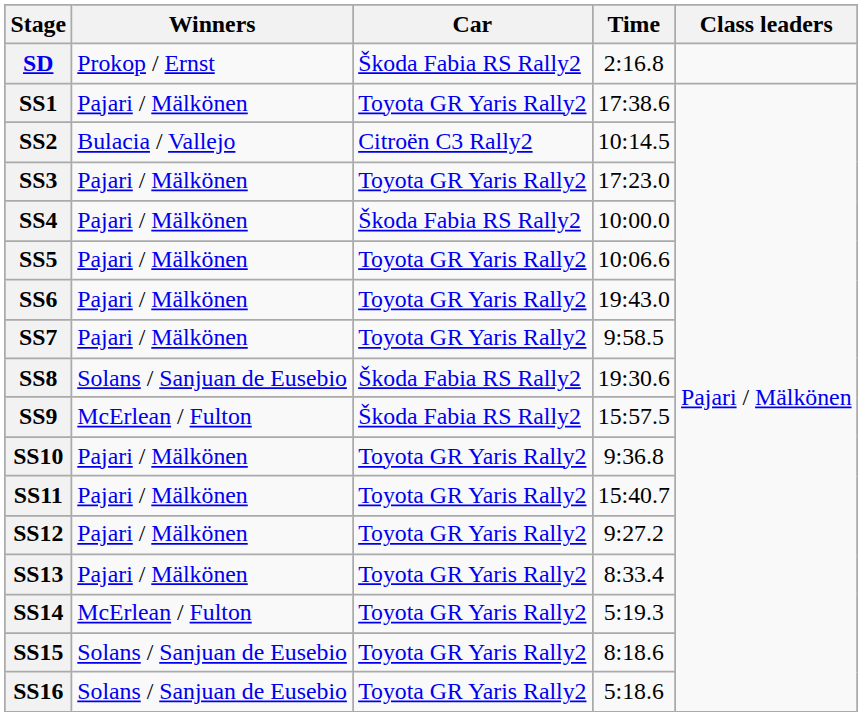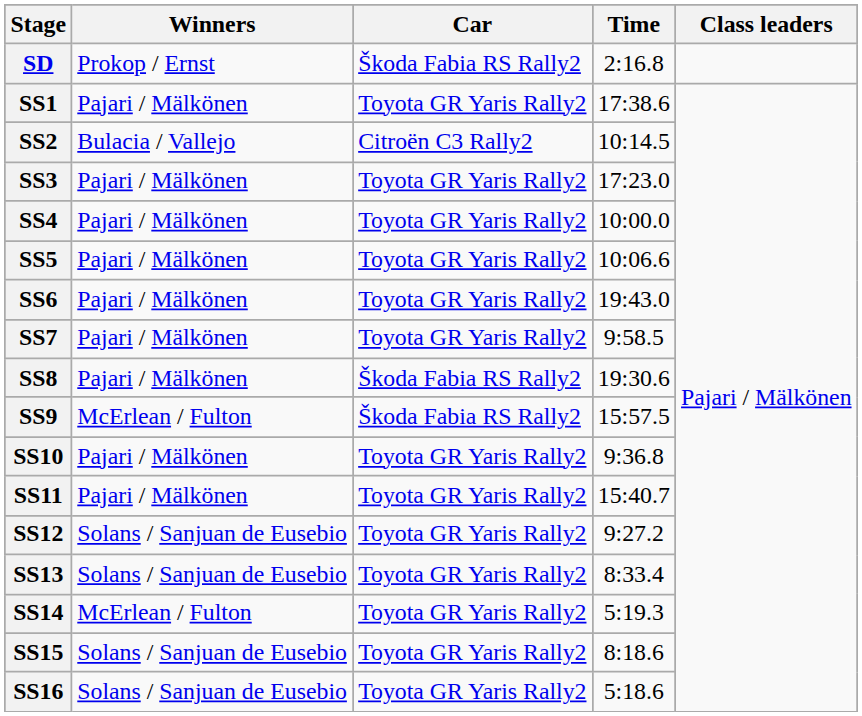(470, 220) Škoda Fabia RS Rally2 -> (472, 220) Toyota GR Yaris Rally2
(212, 377) Solans / Sanjuan de Eusebio -> (163, 377) Pajari / Mälkönen
(163, 534) Pajari / Mälkönen -> (212, 534) Solans / Sanjuan de Eusebio
(163, 573) Pajari / Mälkönen -> (212, 573) Solans / Sanjuan de Eusebio
